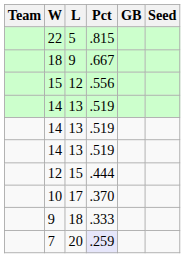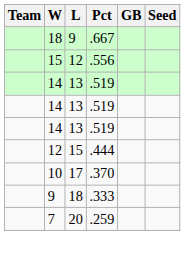- row: (55, 38)
(102, 241) lavender background -> (102, 219) no background
